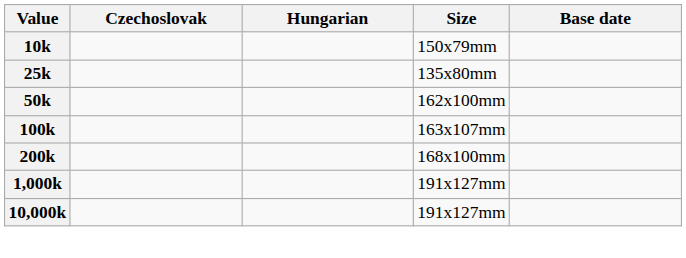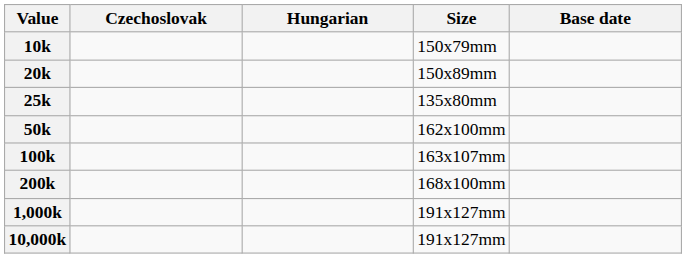+ row: (37, 73)
